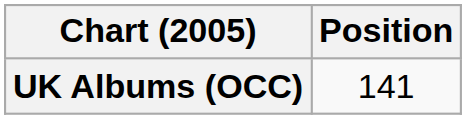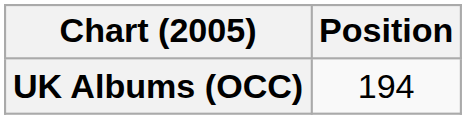(386, 85) 141 -> (386, 85) 194
